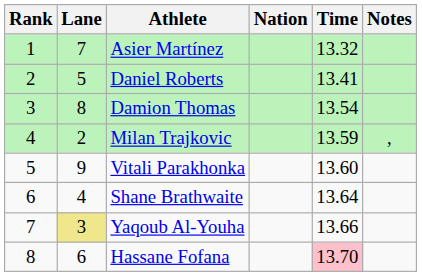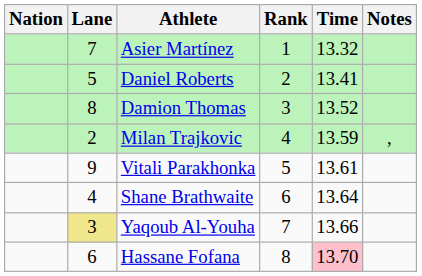columns swapped: (31, 19) <-> (281, 19)
(337, 108) 13.54 -> (337, 108) 13.52
(337, 167) 13.60 -> (337, 167) 13.61
